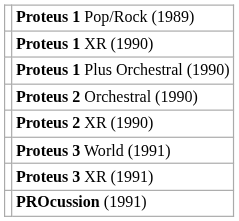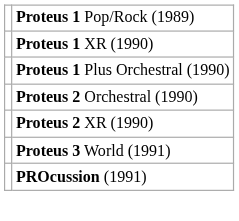- row: (85, 176)
